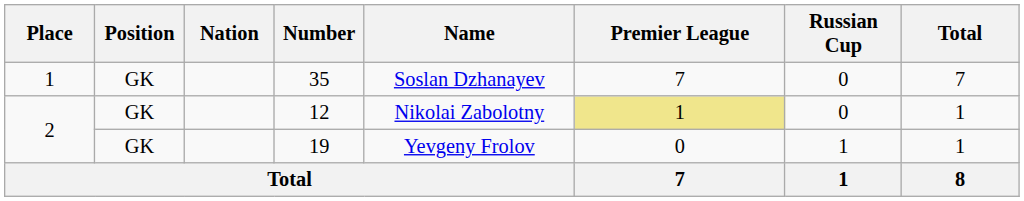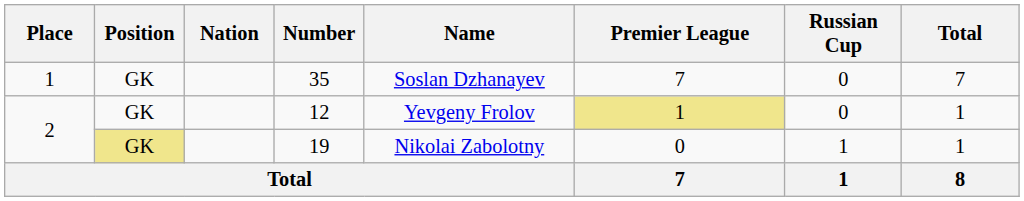(469, 112) Nikolai Zabolotny -> (469, 112) Yevgeny Frolov
(139, 146) no background -> (139, 146) khaki background
(469, 146) Yevgeny Frolov -> (469, 146) Nikolai Zabolotny
